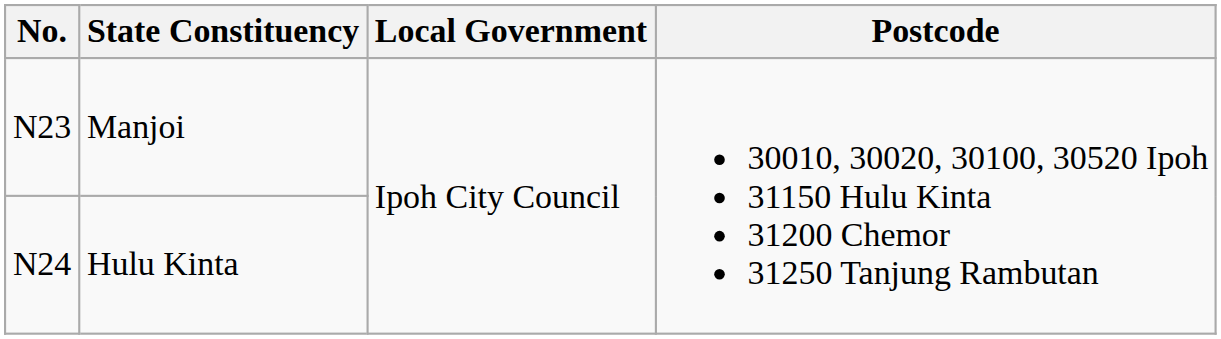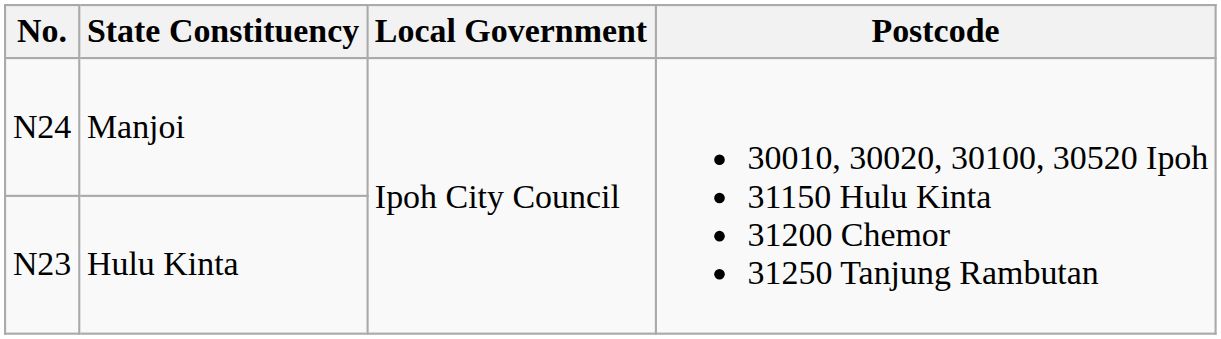(42, 126) N23 -> (42, 126) N24
(42, 264) N24 -> (42, 264) N23
